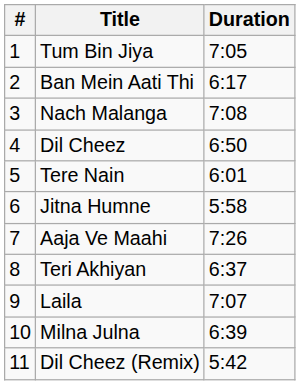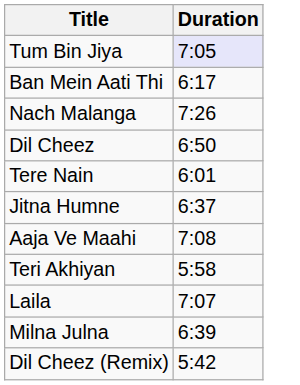- column: (20, 20)
(228, 51) no background -> (197, 51) lavender background
(228, 113) 7:08 -> (197, 113) 7:26
(228, 207) 5:58 -> (197, 207) 6:37
(228, 238) 7:26 -> (197, 238) 7:08
(228, 269) 6:37 -> (197, 269) 5:58
